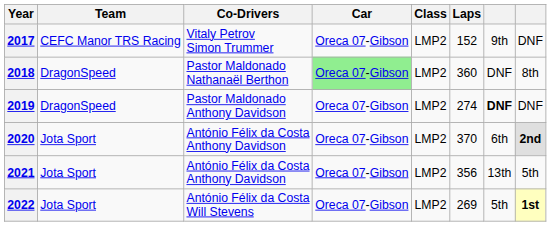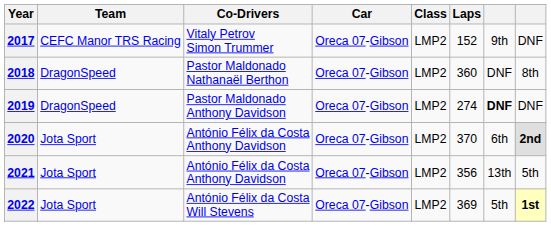(362, 74) lightgreen background -> (362, 74) no background
(467, 205) 269 -> (467, 205) 369
